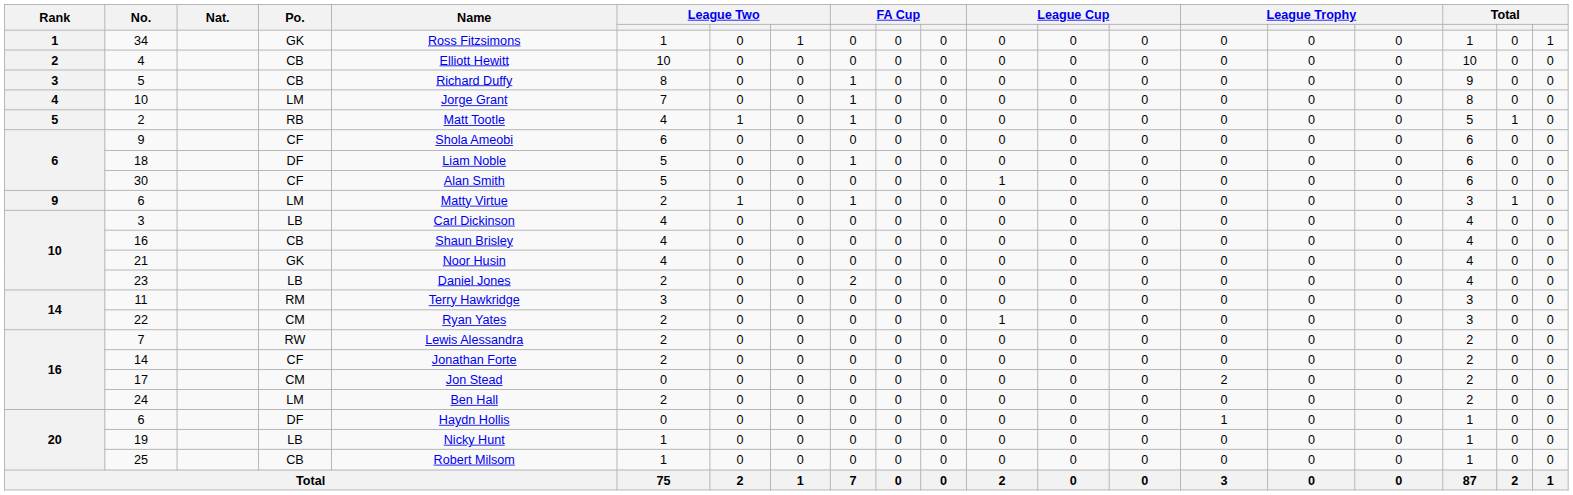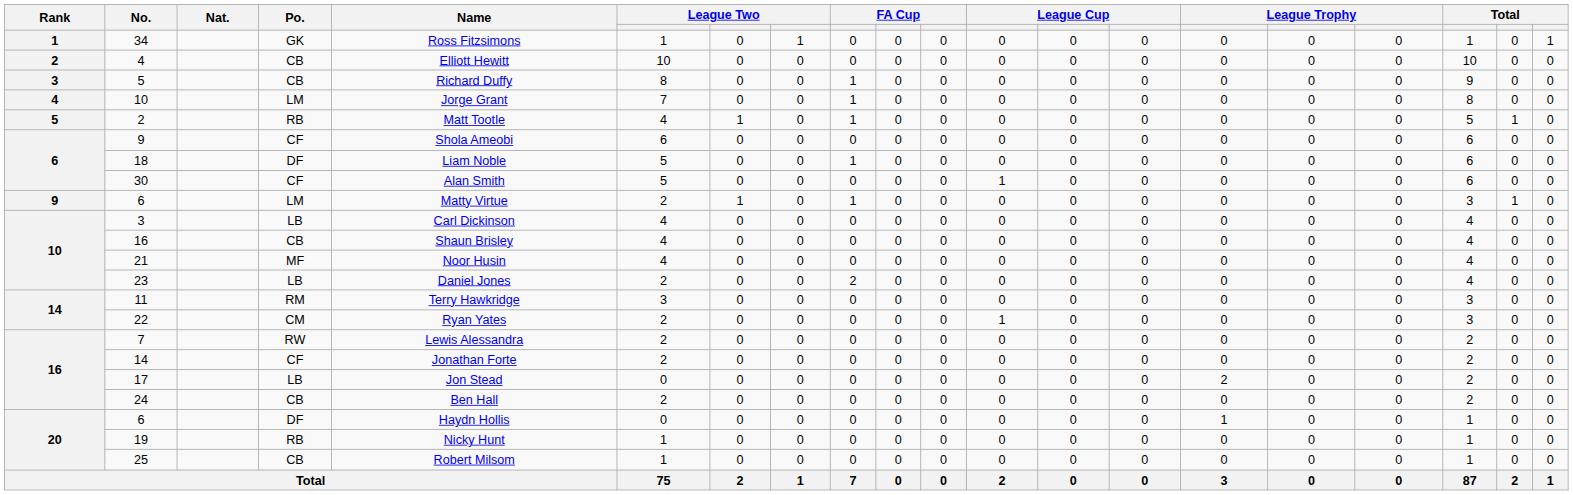(295, 260) GK -> (295, 260) MF
(295, 380) CM -> (295, 380) LB
(295, 400) LM -> (295, 400) CB
(295, 440) LB -> (295, 440) RB
